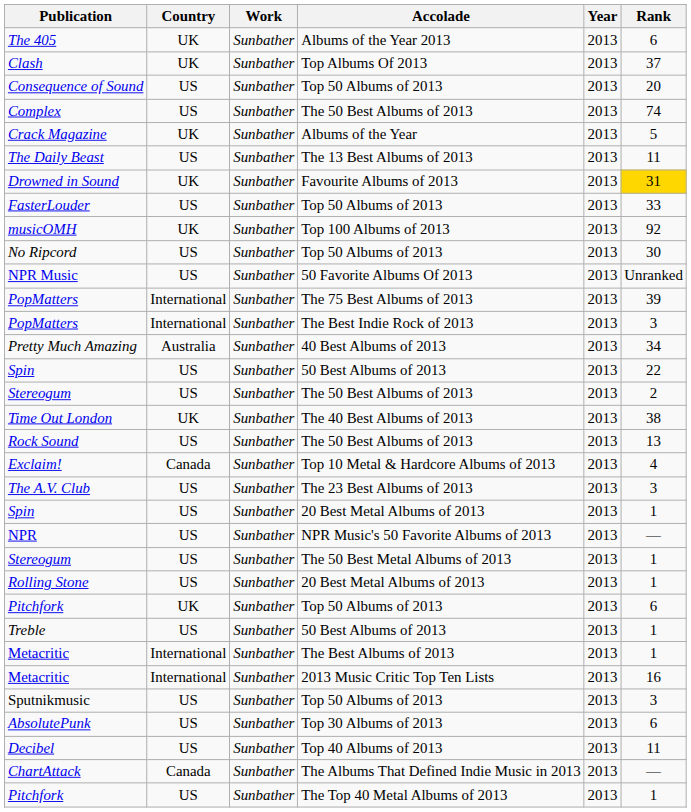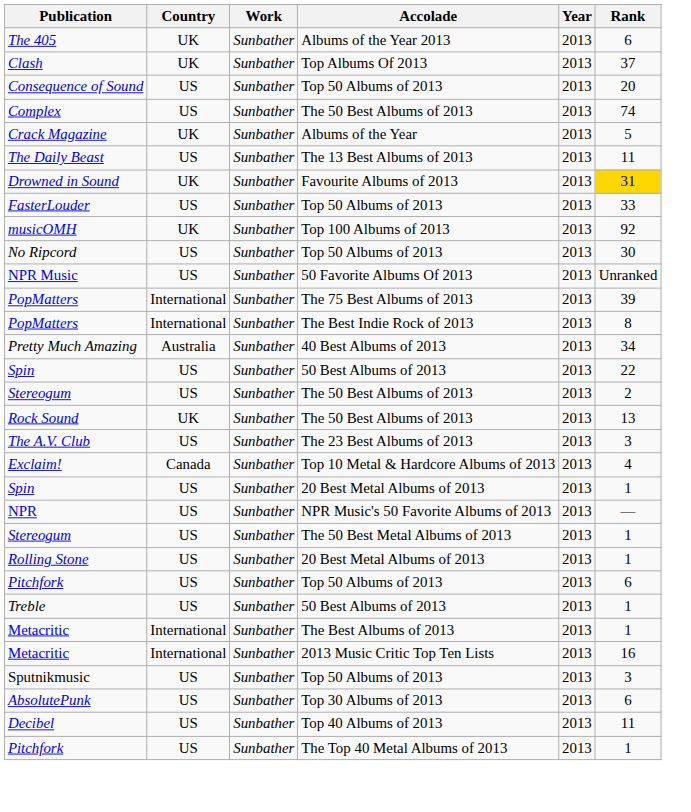(654, 323) 3 -> (628, 323) 8
- row: (60, 417)
(188, 441) US -> (188, 417) UK
rows swapped: (49, 488) <-> (35, 464)
(188, 606) UK -> (188, 582) US
- row: (44, 771)
